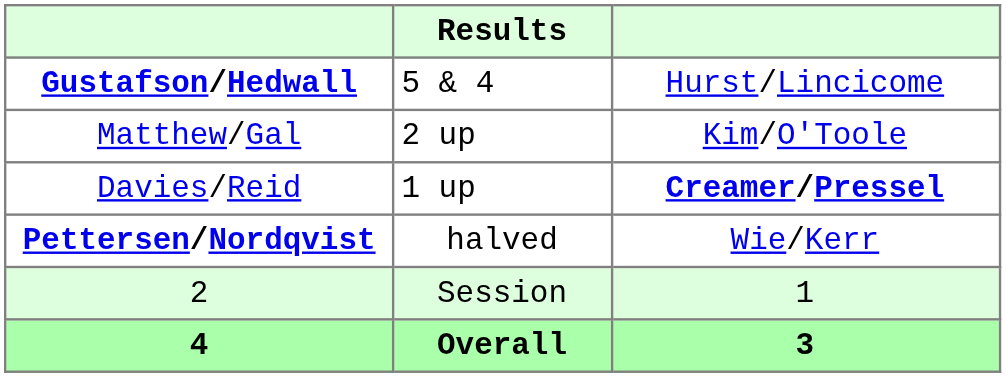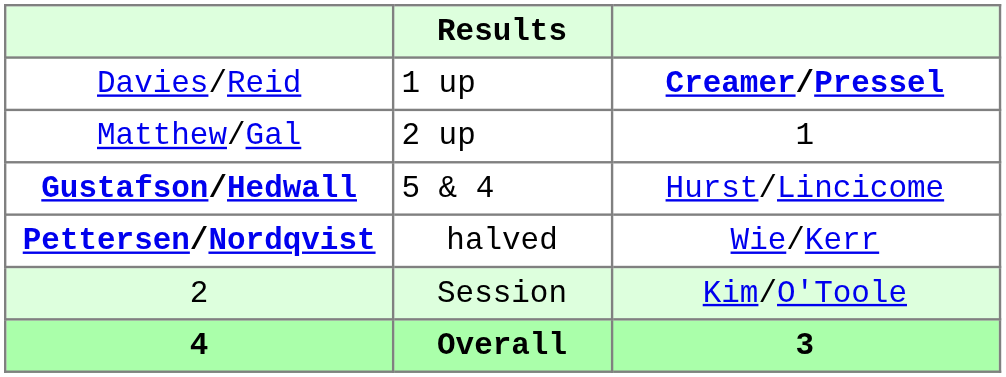rows swapped: (199, 188) <-> (199, 84)
(805, 136) Kim/O'Toole -> (805, 136) 1
(805, 293) 1 -> (805, 293) Kim/O'Toole
